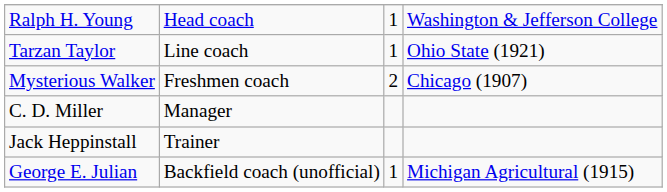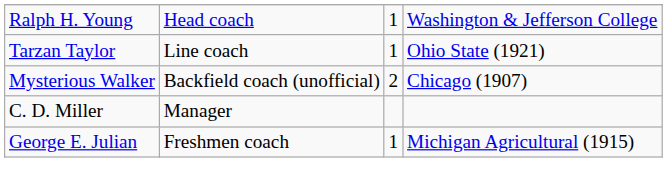(226, 80) Freshmen coach -> (272, 80) Backfield coach (unofficial)
- row: (73, 141)
(272, 171) Backfield coach (unofficial) -> (226, 141) Freshmen coach
